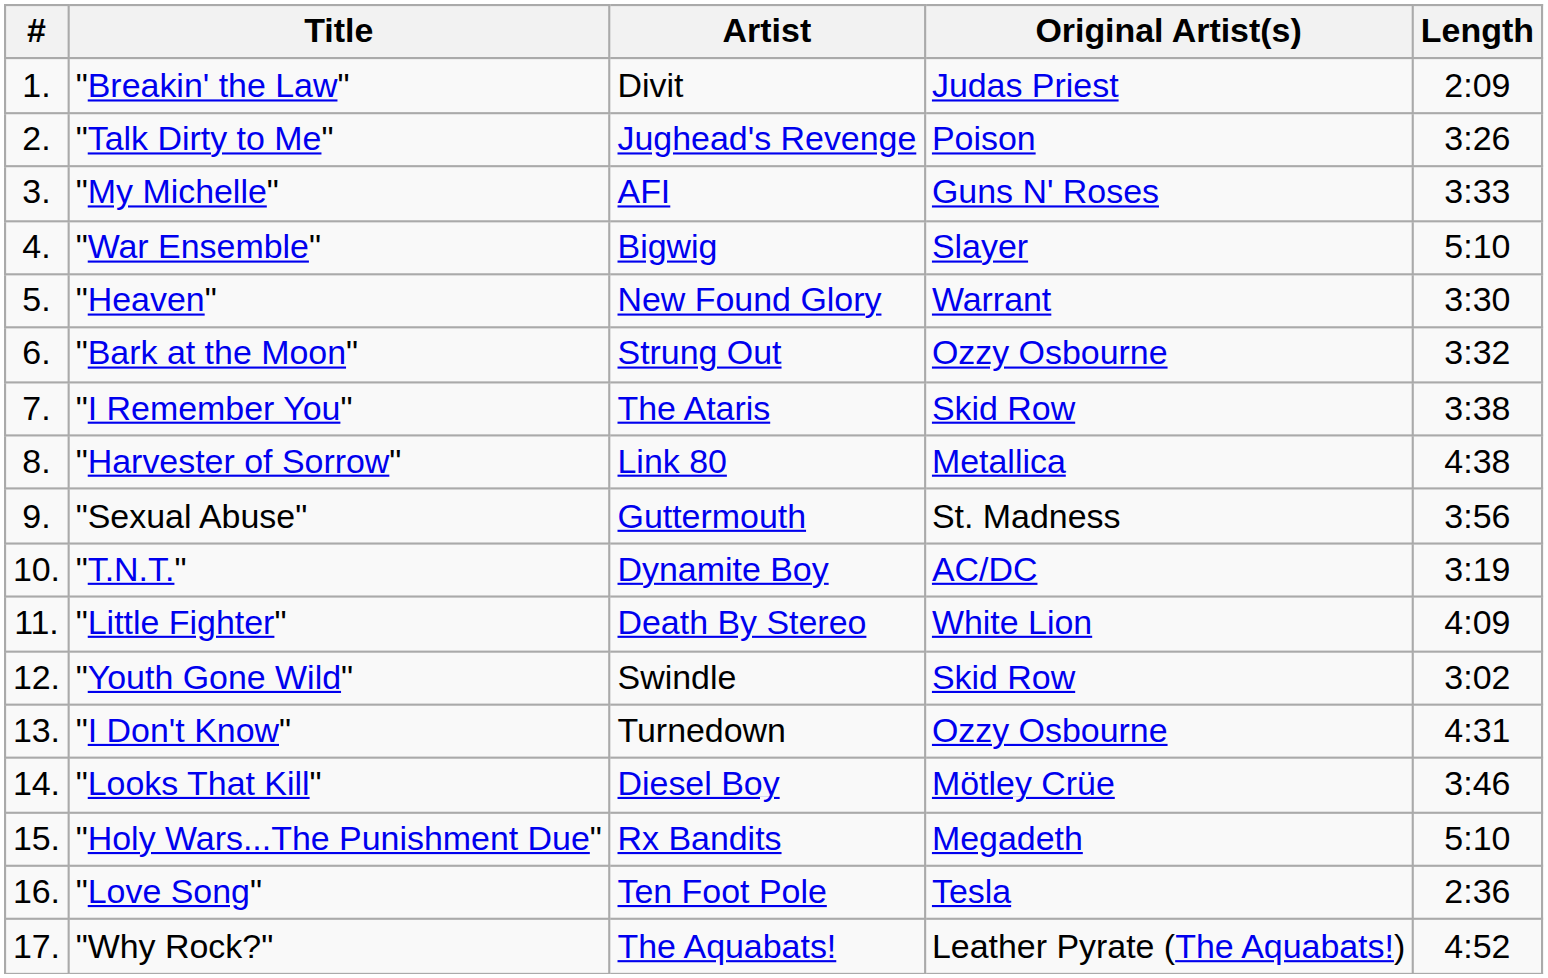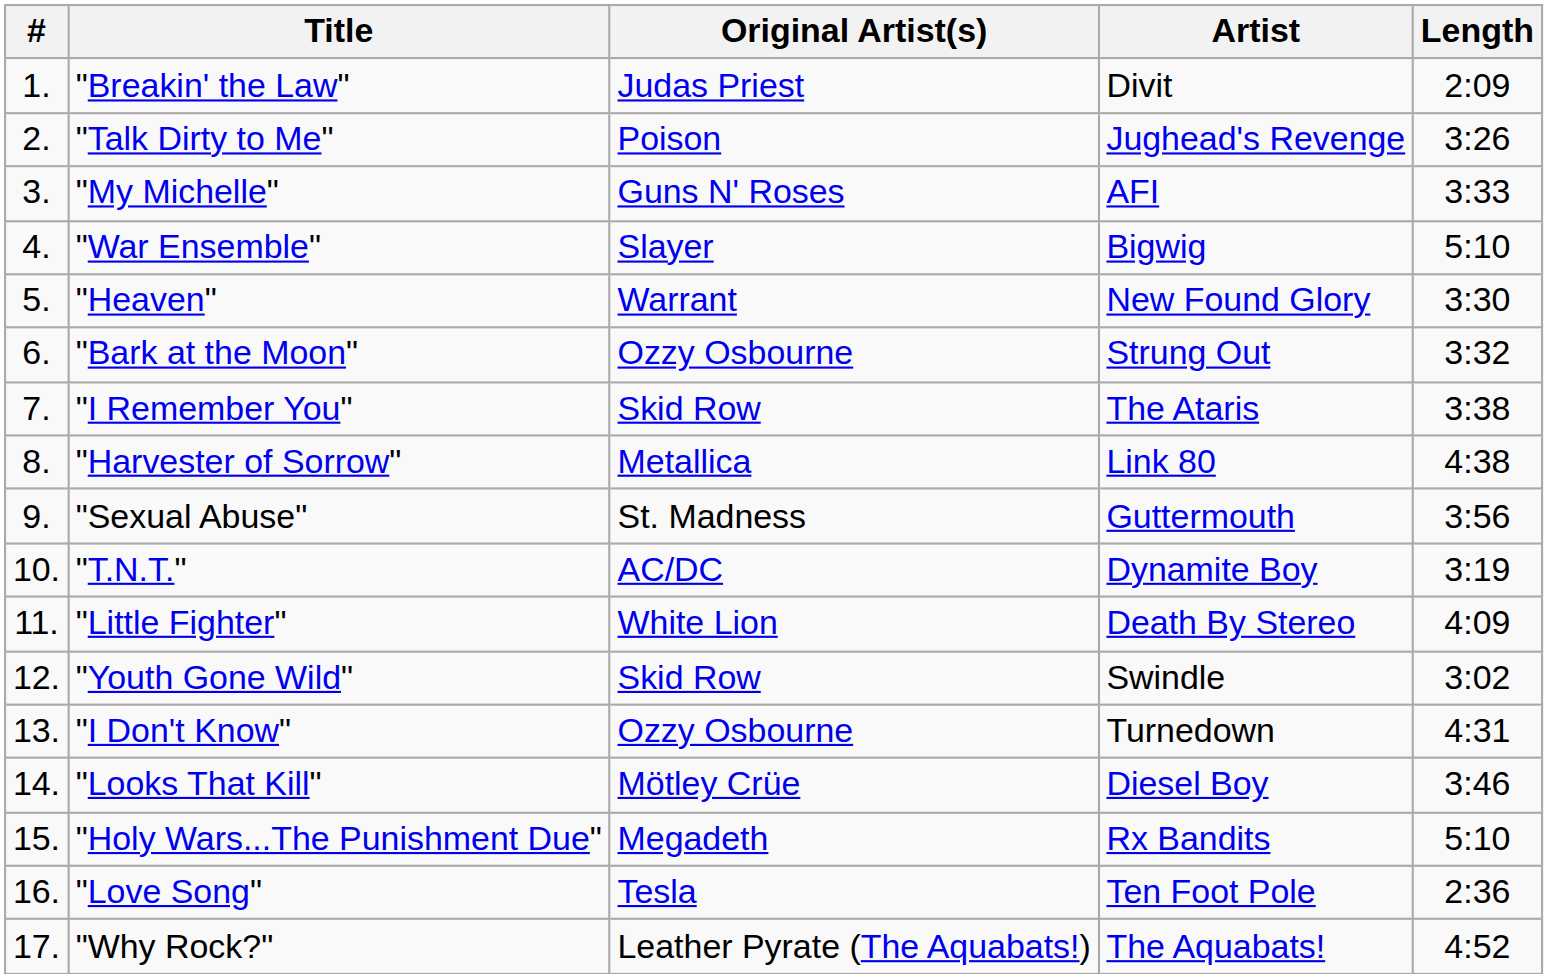columns swapped: (767, 31) <-> (1169, 31)
